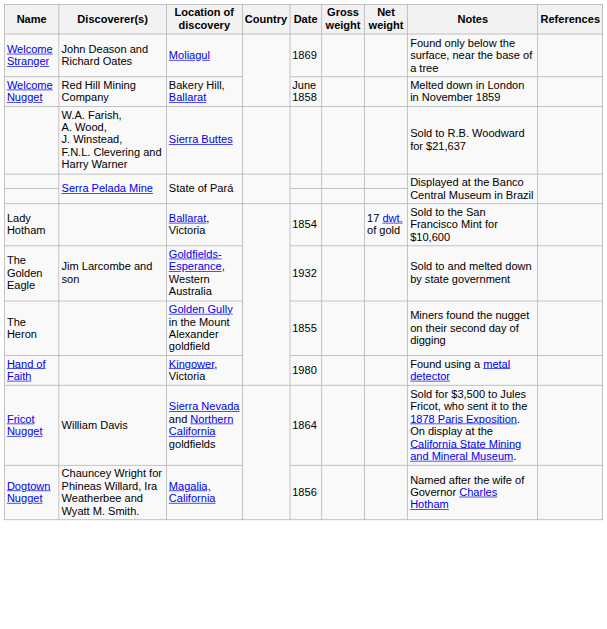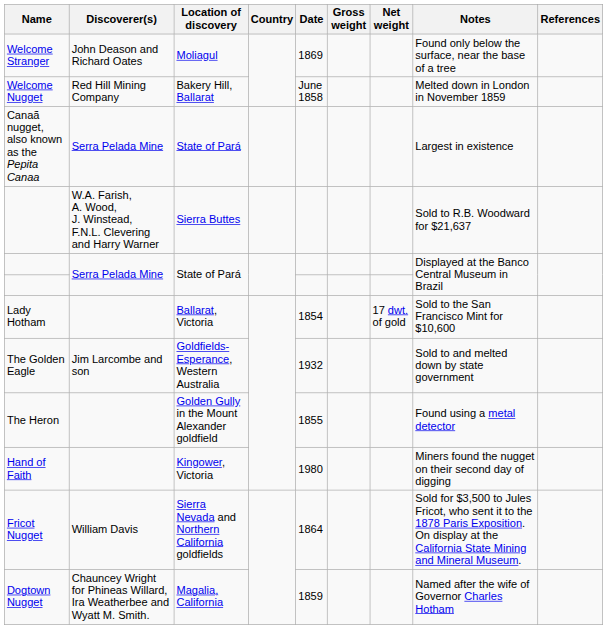+ row: (35, 146)
(470, 328) Miners found the nugget on their second day of digging -> (465, 420) Found using a metal detector
(460, 370) Found using a metal detector -> (475, 468) Miners found the nugget on their second day of digging
(305, 492) 1856 -> (311, 597) 1859
